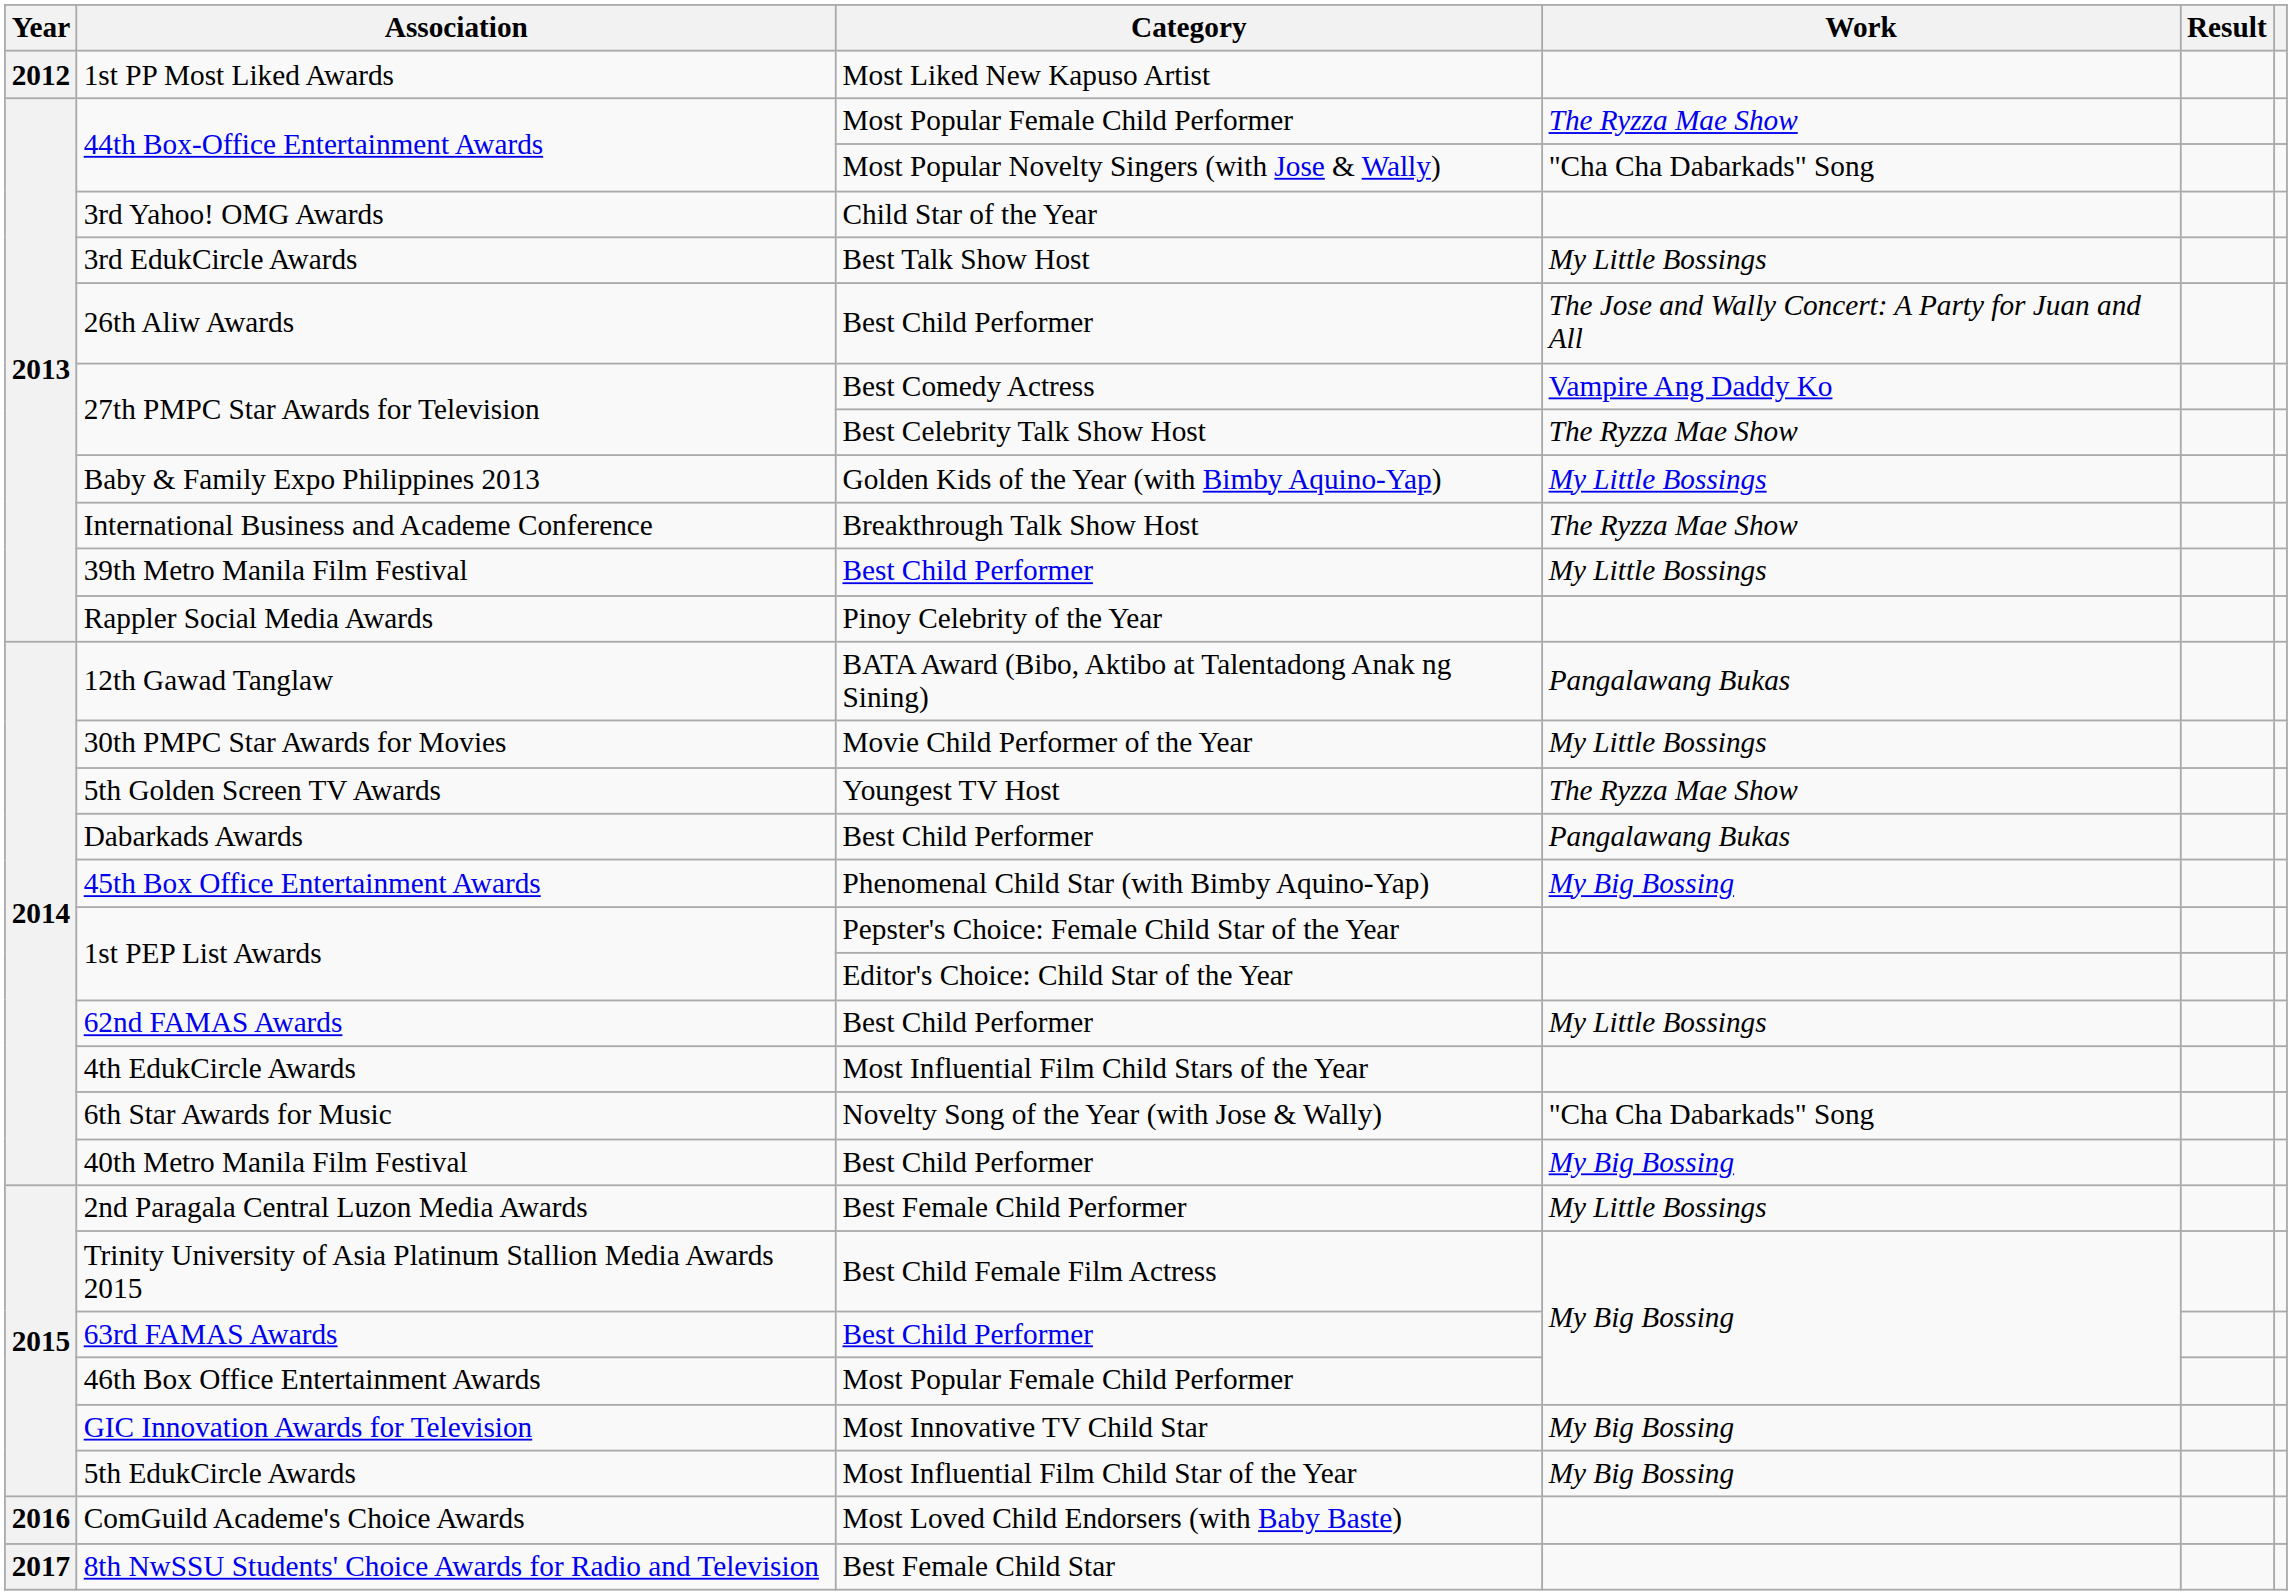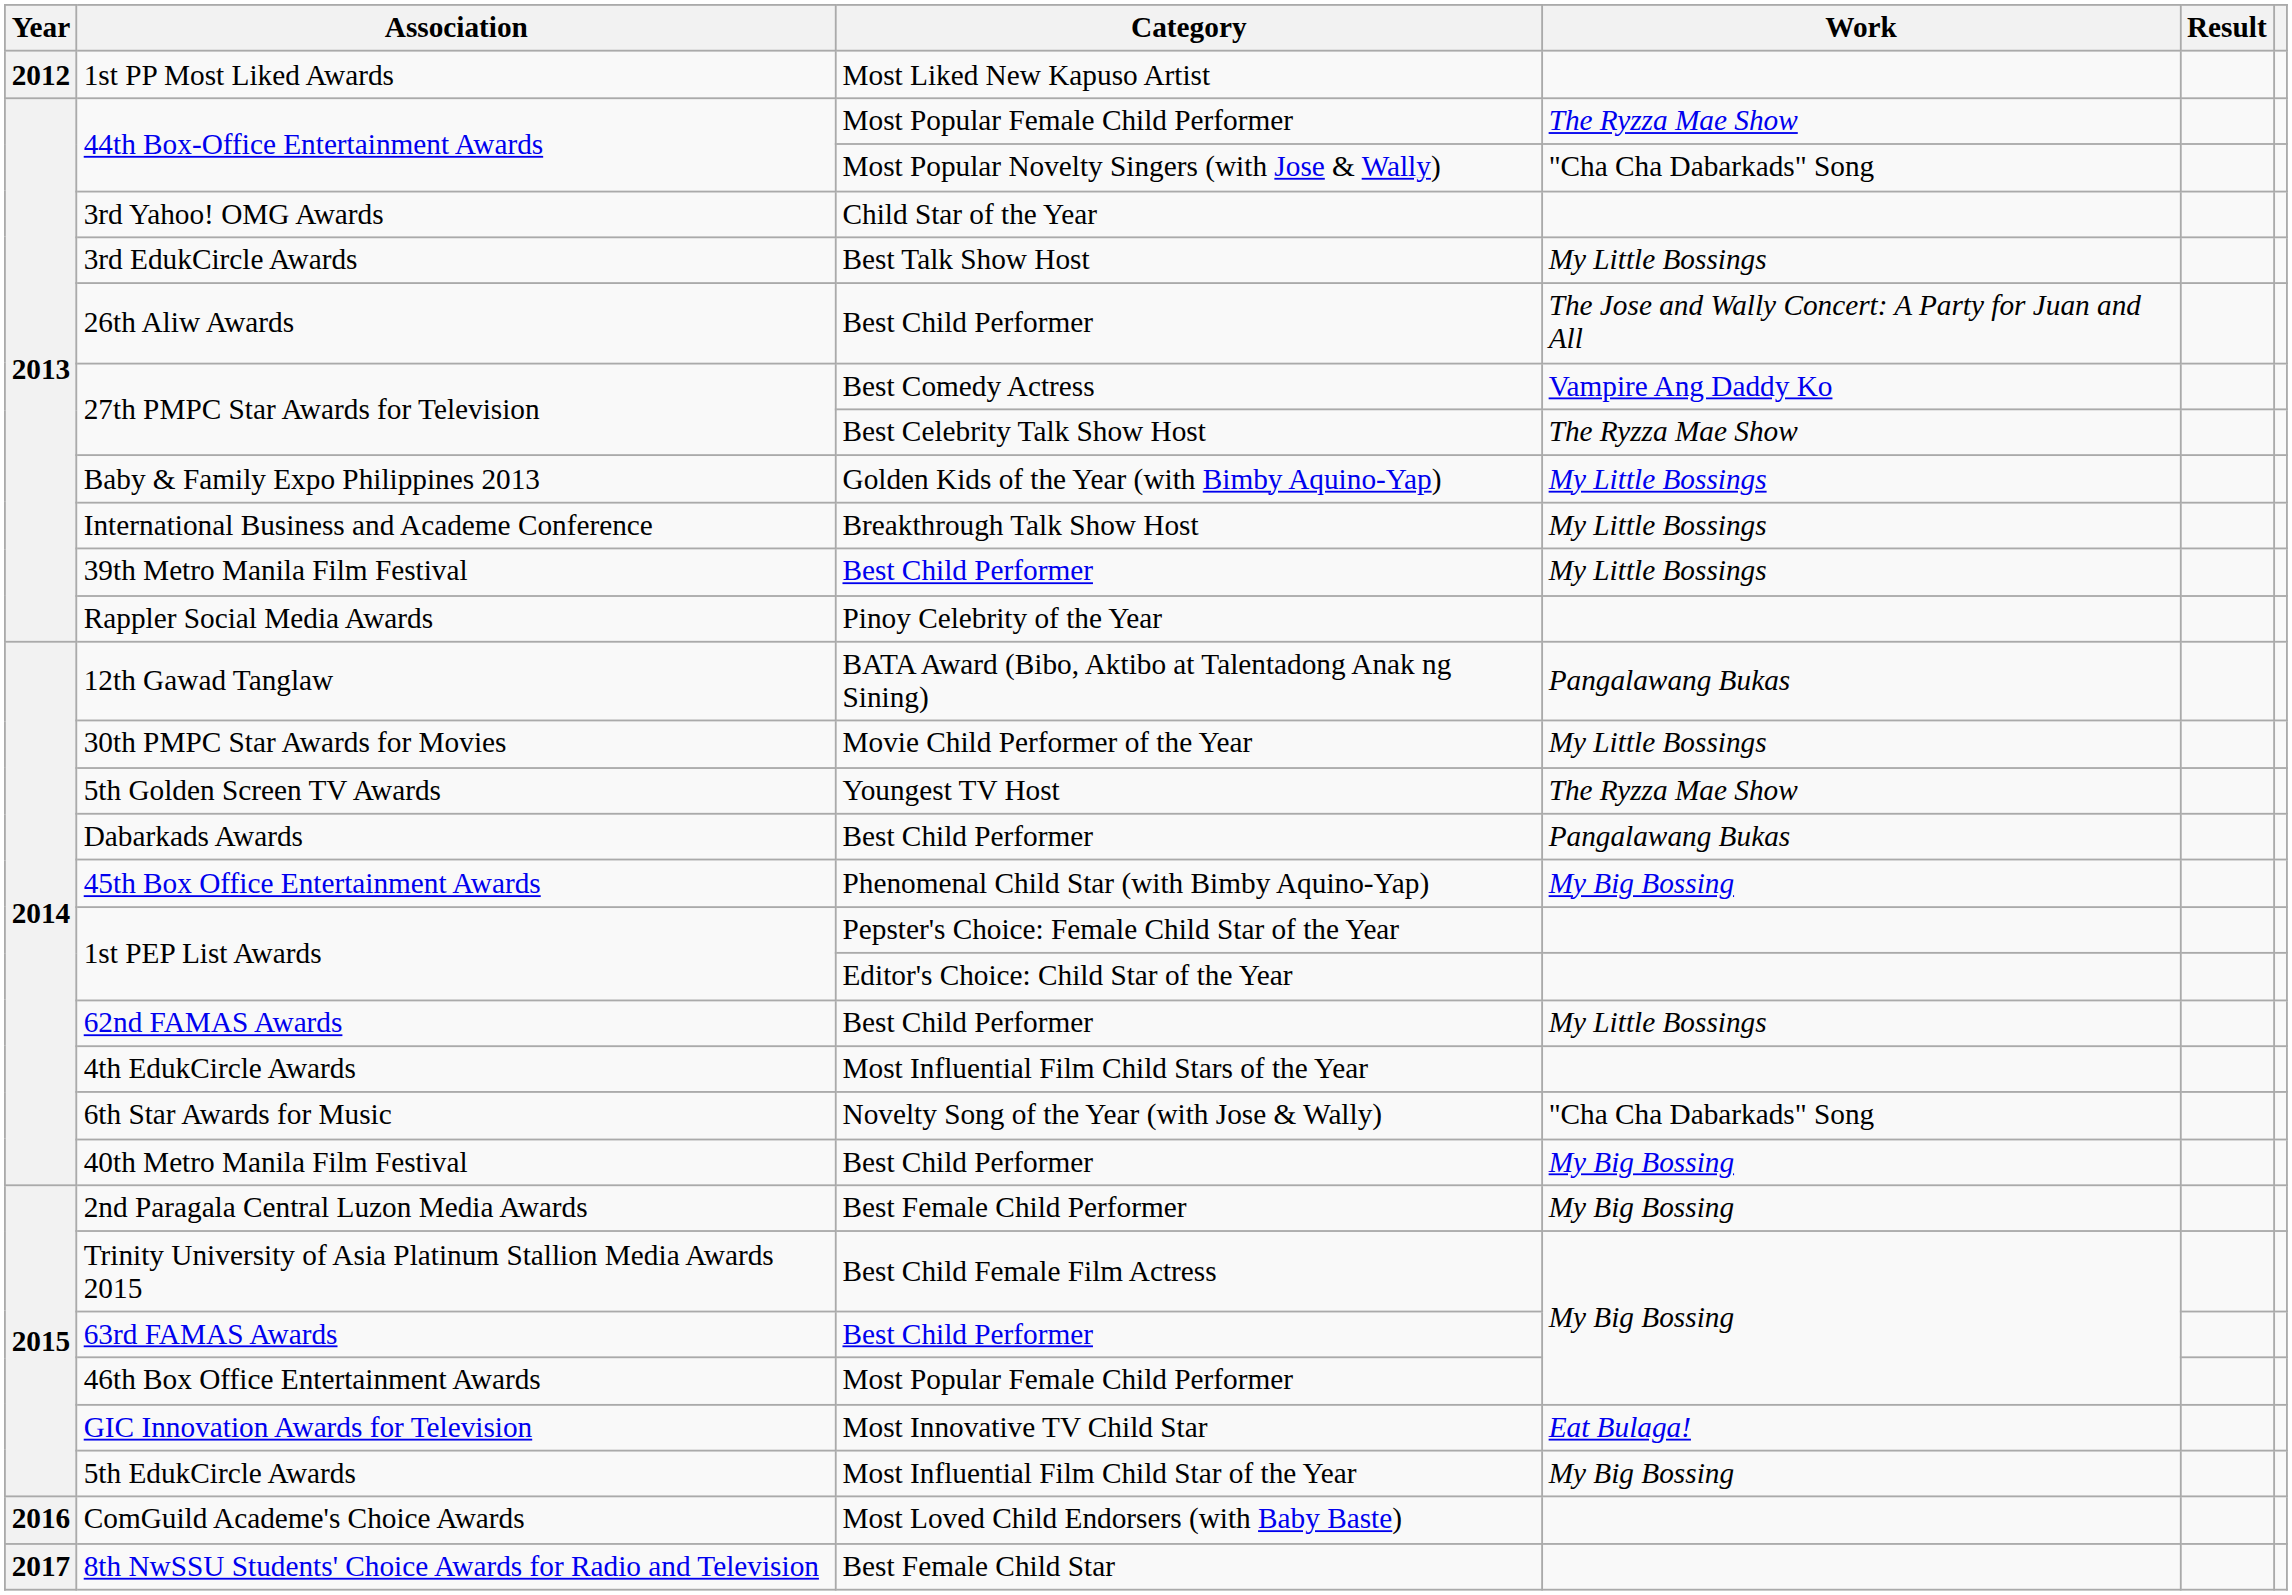(1673, 525) The Ryzza Mae Show -> (1658, 525) My Little Bossings
(1658, 1208) My Little Bossings -> (1641, 1208) My Big Bossing
(1641, 1426) My Big Bossing -> (1620, 1426) Eat Bulaga!
